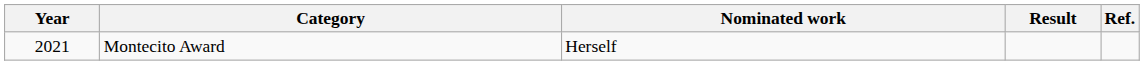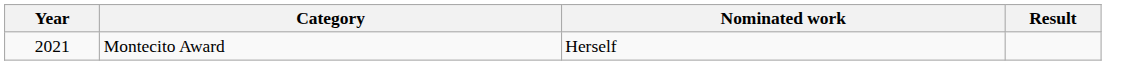- column: (1120, 18)
